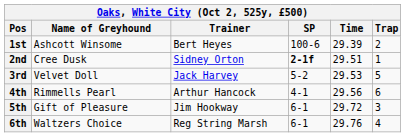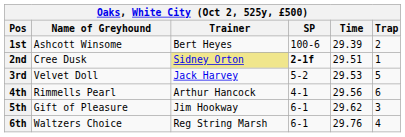(209, 60) no background -> (209, 60) khaki background
(347, 108) 29.72 -> (347, 108) 29.62
